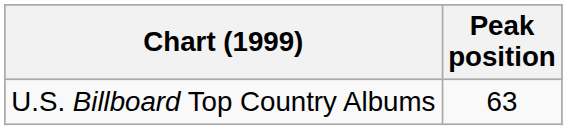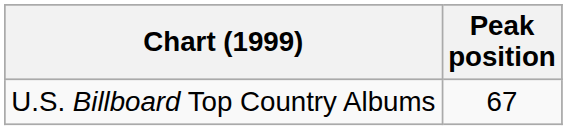(502, 101) 63 -> (502, 101) 67
